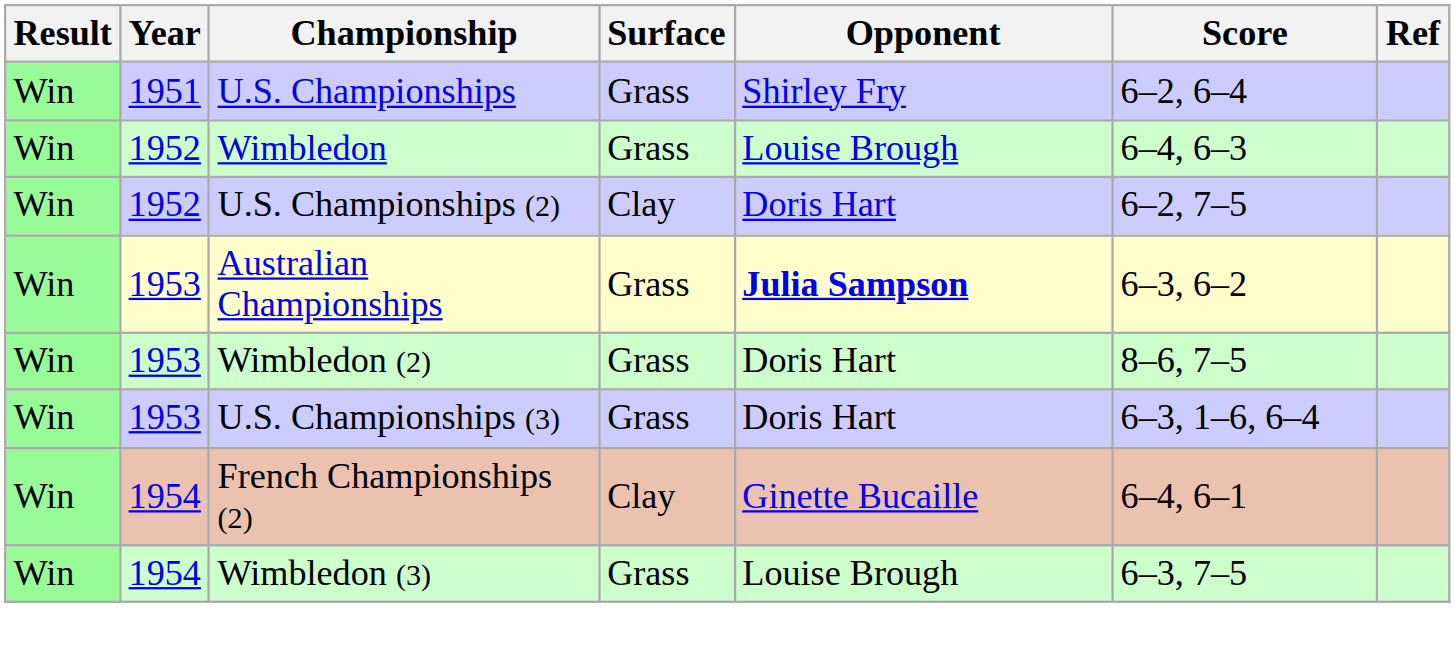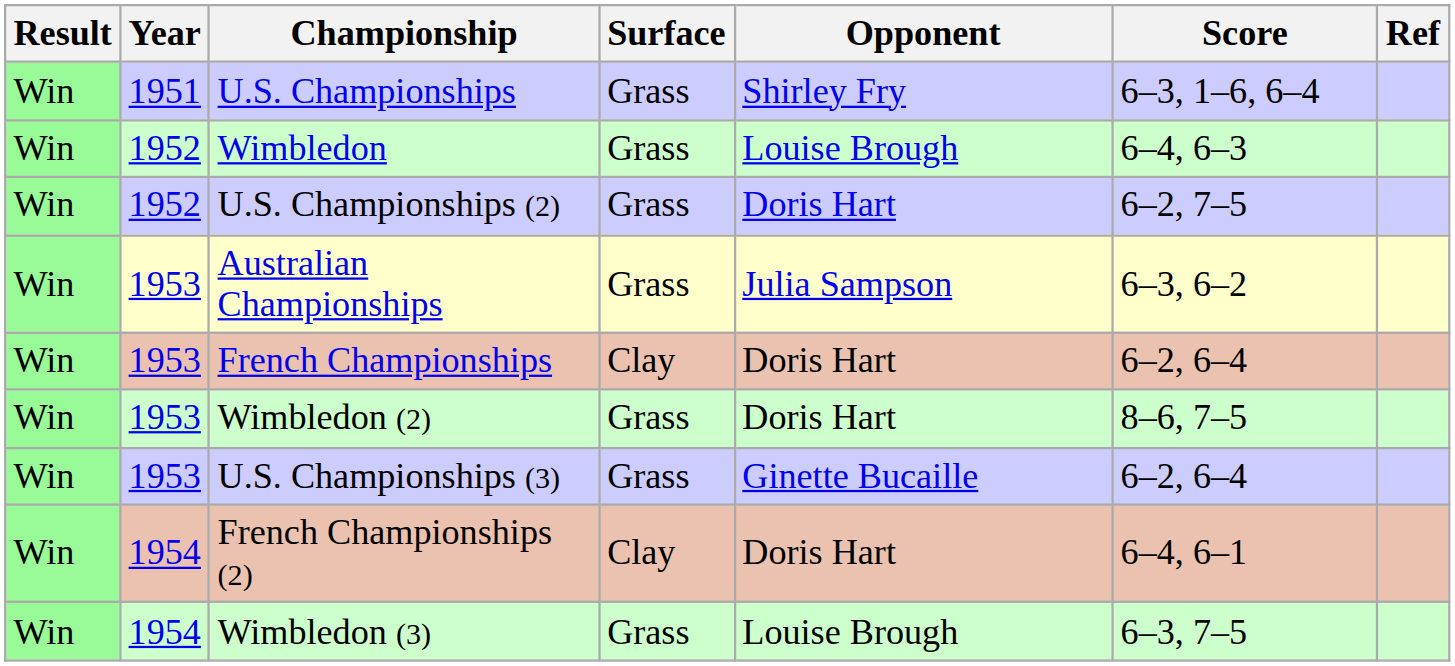(1184, 90) 6–2, 6–4 -> (1220, 90) 6–3, 1–6, 6–4
(641, 205) Clay -> (648, 205) Grass
(855, 282) bold -> (847, 282) normal
+ row: (385, 360)
(819, 417) Doris Hart -> (860, 475) Ginette Bucaille
(1220, 417) 6–3, 1–6, 6–4 -> (1184, 475) 6–2, 6–4
(860, 495) Ginette Bucaille -> (819, 552) Doris Hart
